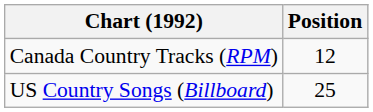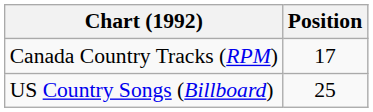(325, 55) 12 -> (325, 55) 17
